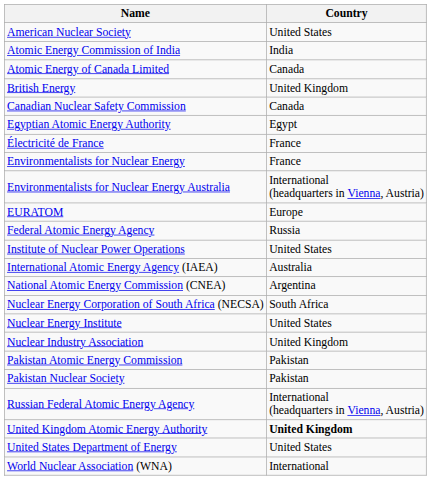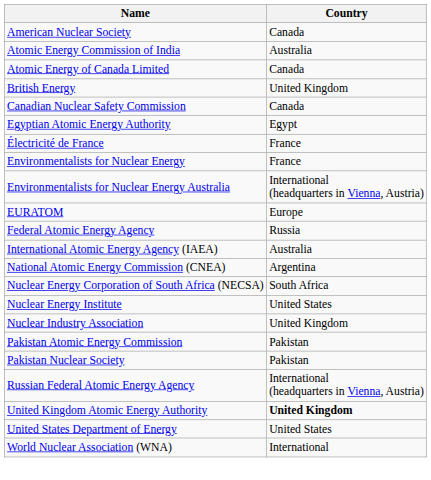(300, 32) United States -> (287, 32) Canada
(281, 50) India -> (291, 50) Australia
- row: (96, 249)
